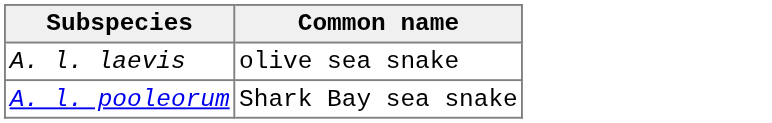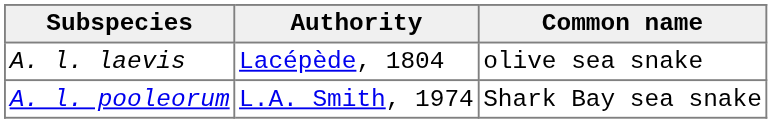+ column: (356, 24)
